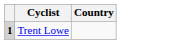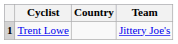+ column: (145, 13)
